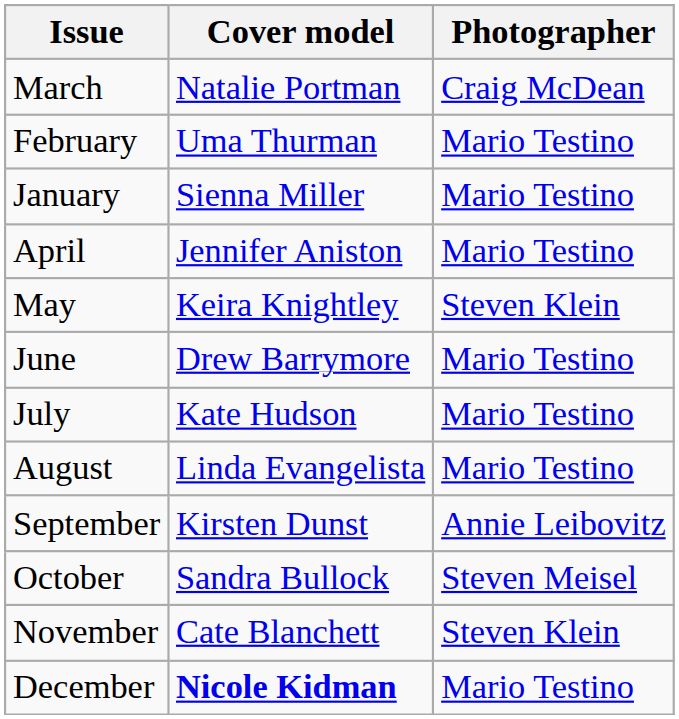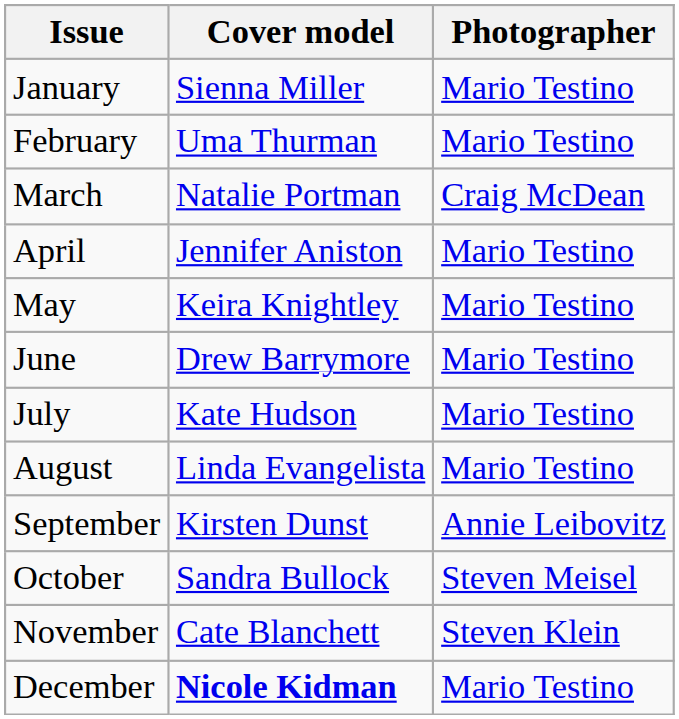rows swapped: (67, 195) <-> (58, 86)
(530, 304) Steven Klein -> (538, 304) Mario Testino
